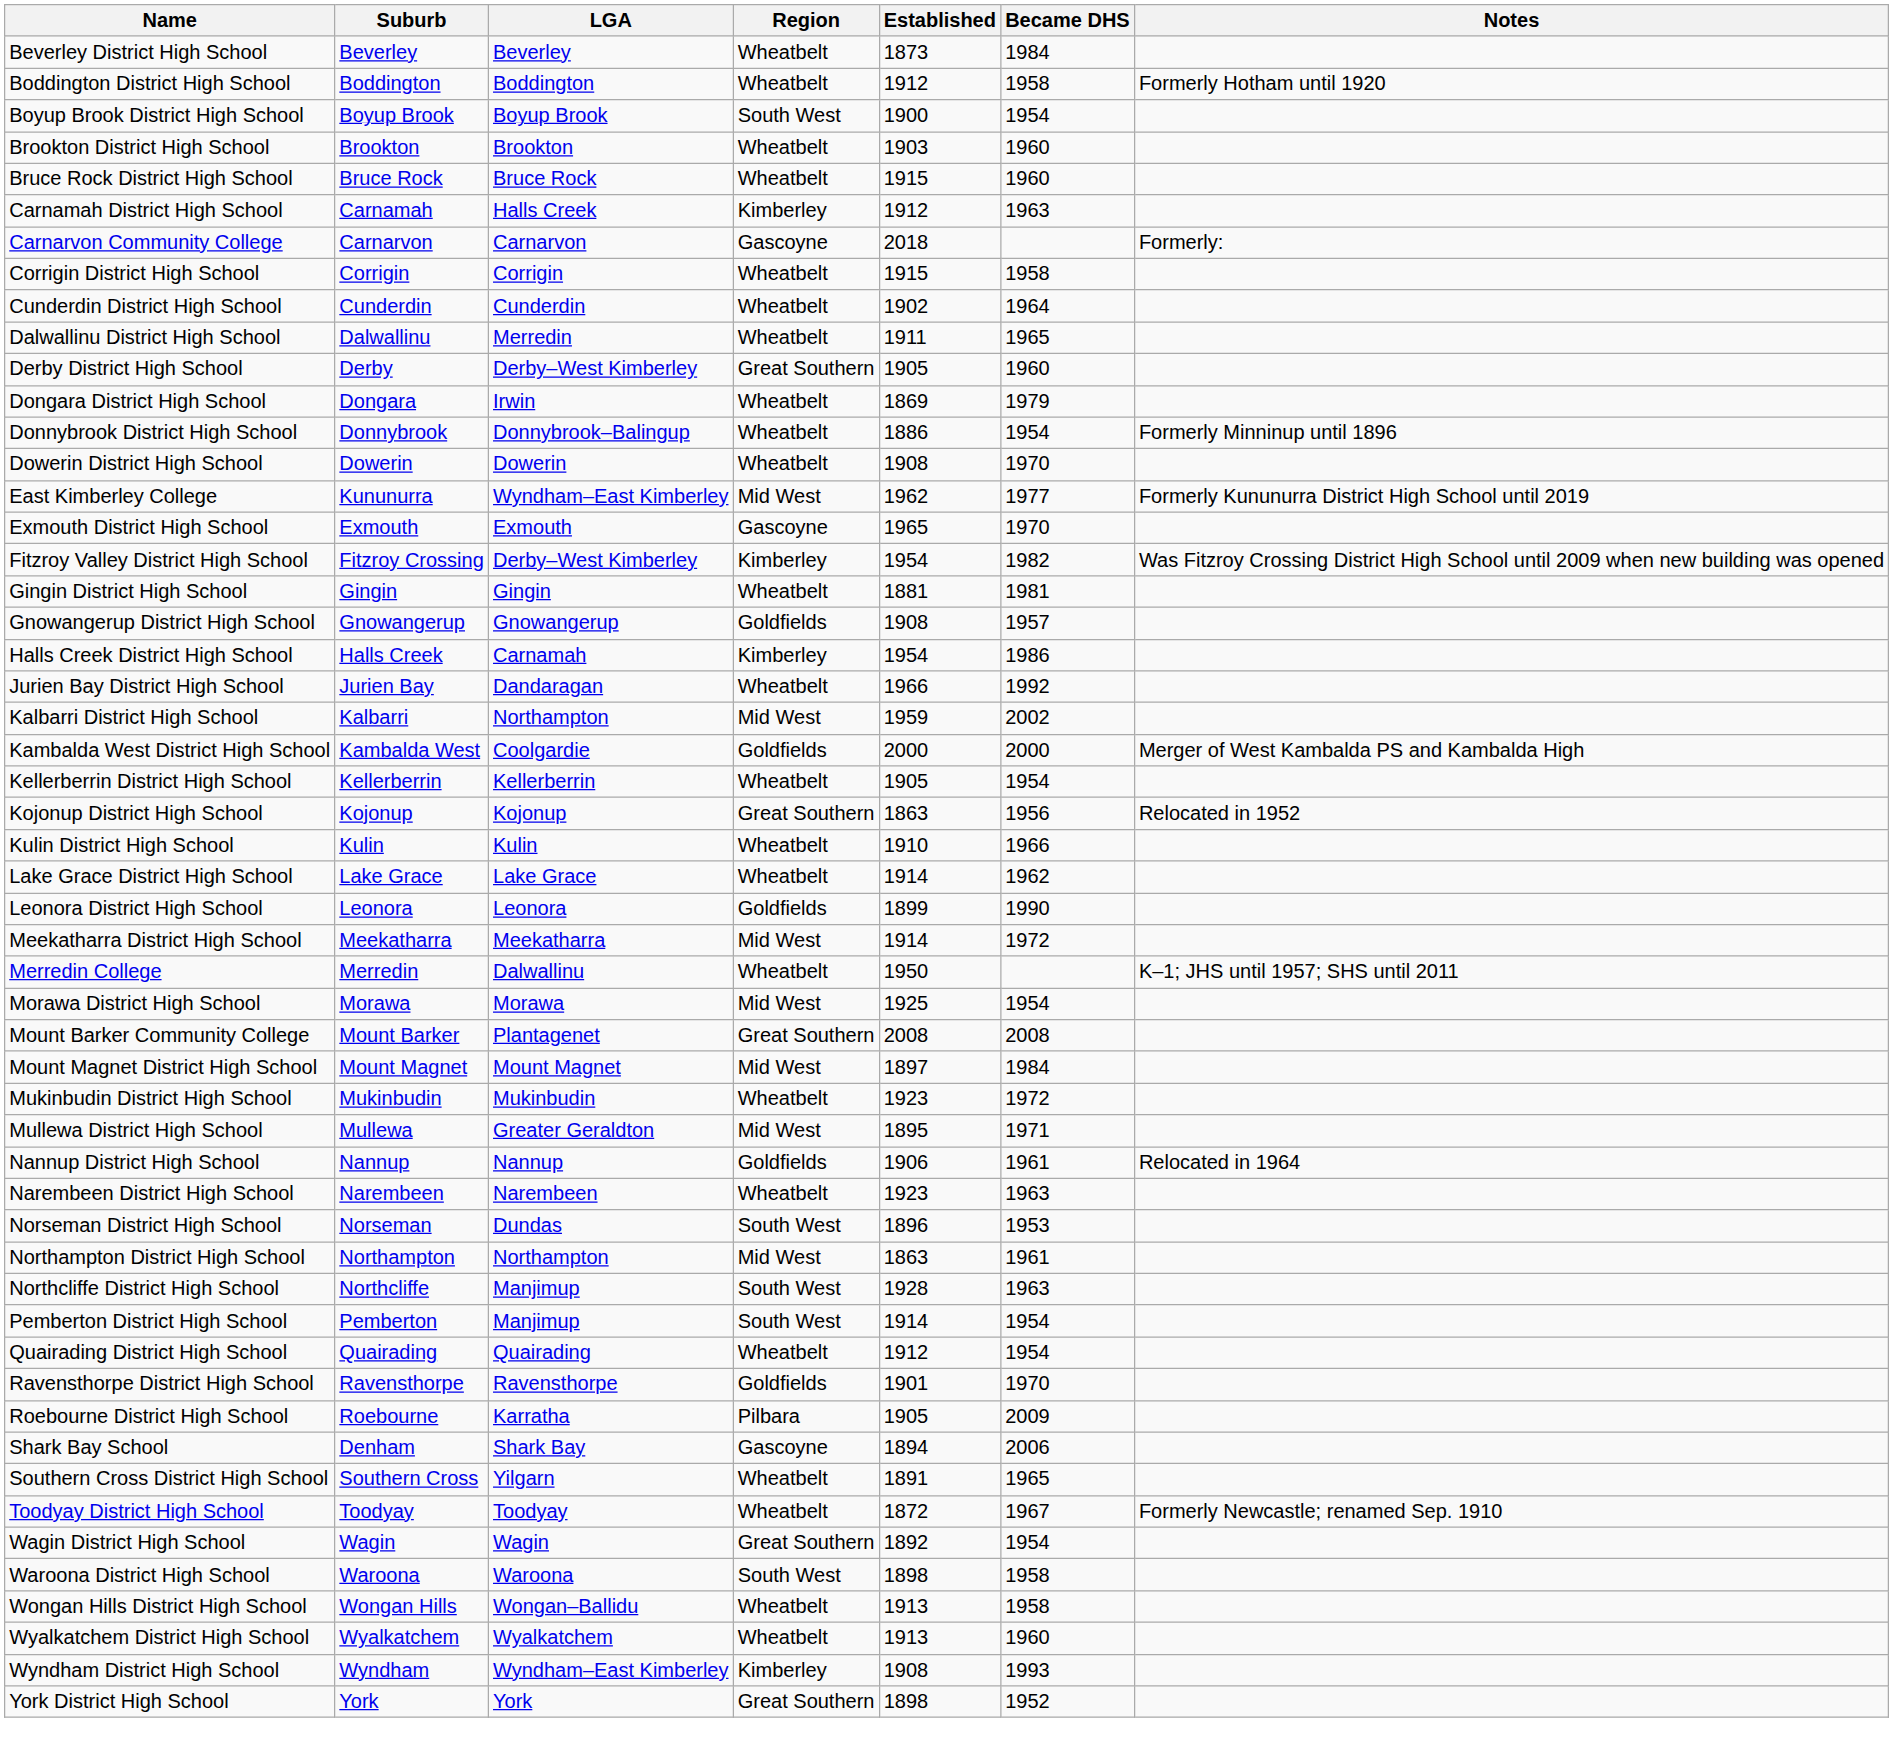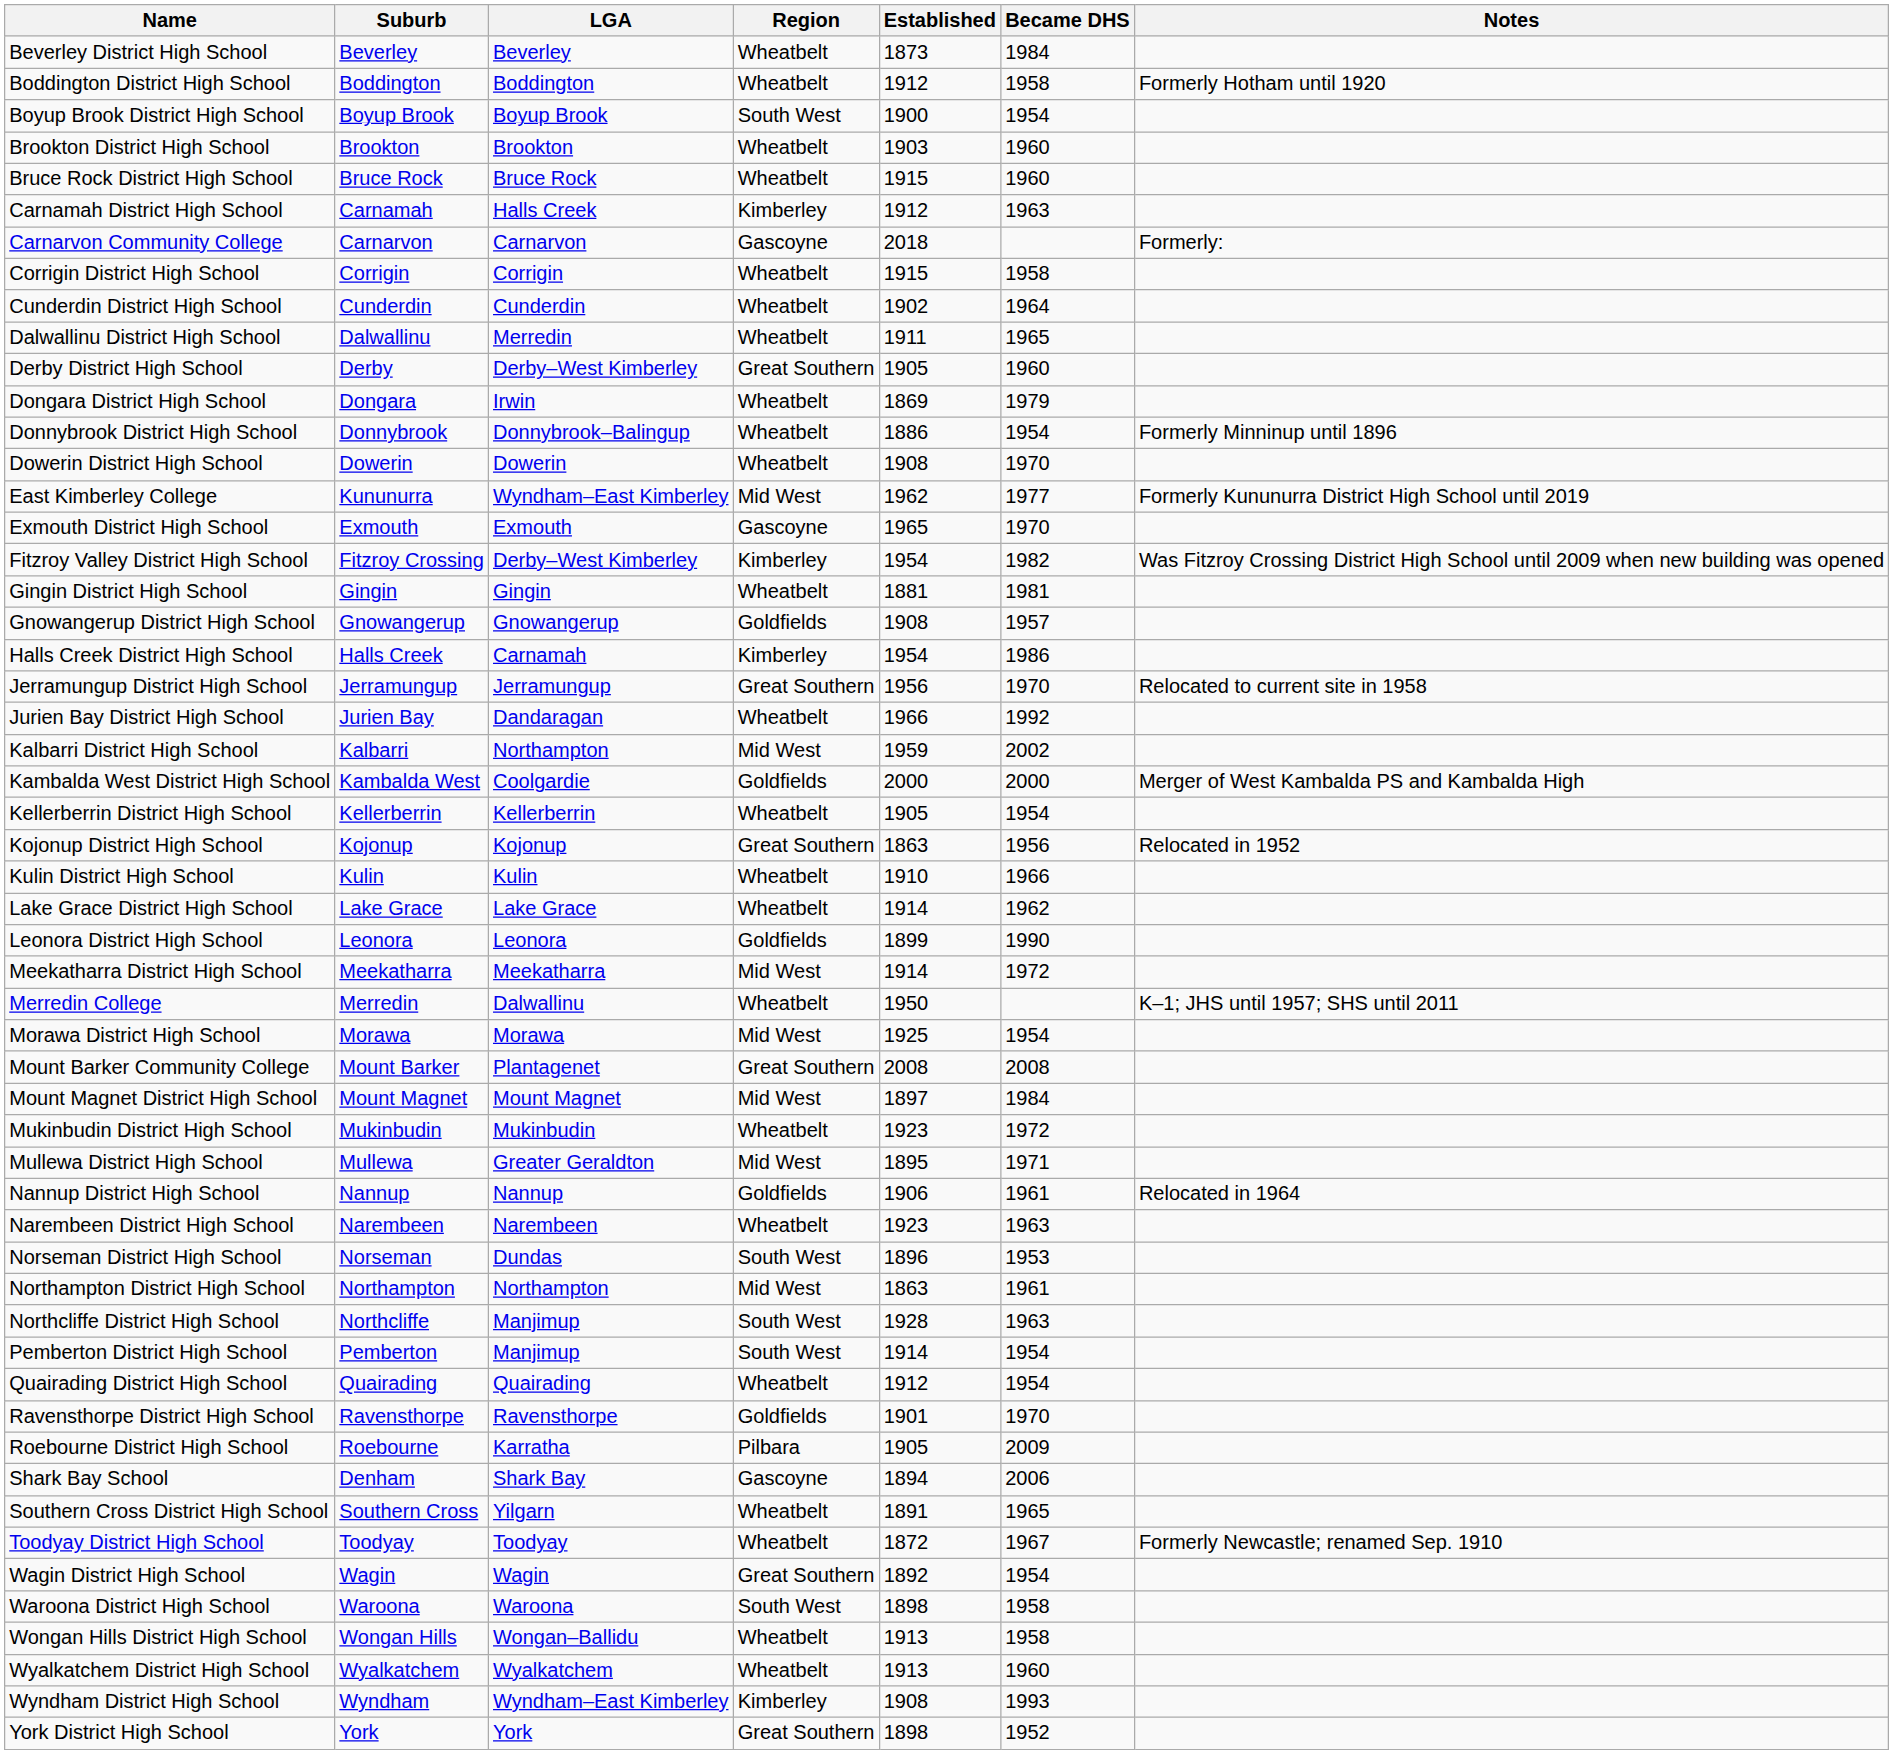+ row: (158, 686)
